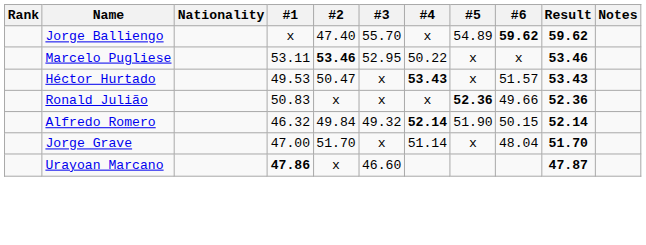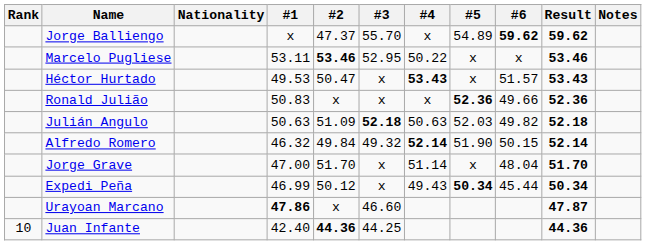(336, 37) 47.40 -> (336, 37) 47.37
+ row: (97, 122)
+ row: (89, 186)
+ row: (93, 229)
